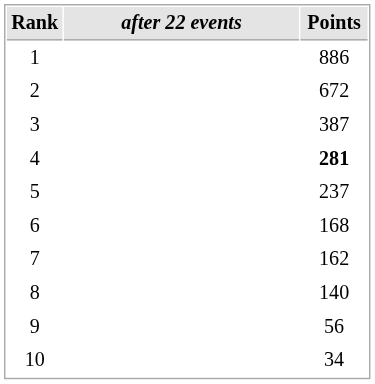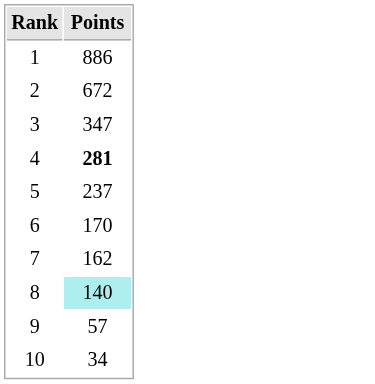- column: (182, 22)
(334, 124) 387 -> (98, 124) 347
(334, 225) 168 -> (98, 225) 170
(334, 292) no background -> (98, 292) paleturquoise background
(334, 326) 56 -> (98, 326) 57
